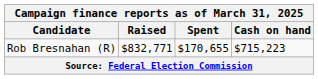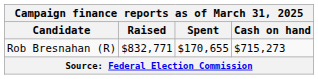(260, 48) $715,223 -> (260, 48) $715,273
